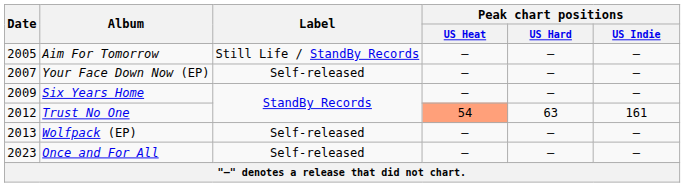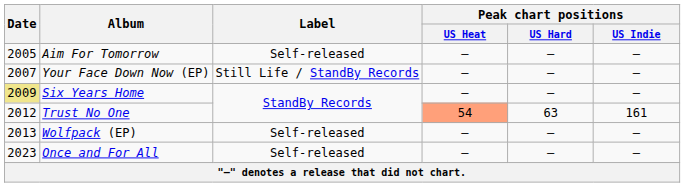(317, 54) Still Life / StandBy Records -> (317, 54) Self-released
(317, 73) Self-released -> (317, 73) Still Life / StandBy Records
(22, 93) no background -> (22, 93) khaki background
